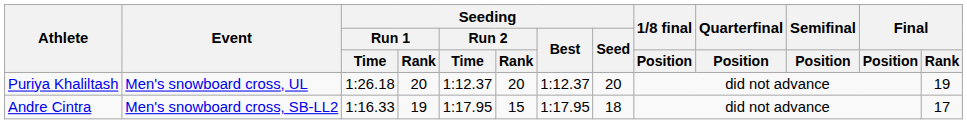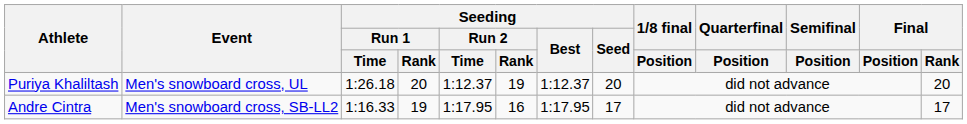(516, 84) 20 -> (516, 84) 19
(942, 84) 19 -> (942, 84) 20
(516, 108) 15 -> (516, 108) 16
(613, 108) 18 -> (613, 108) 17
